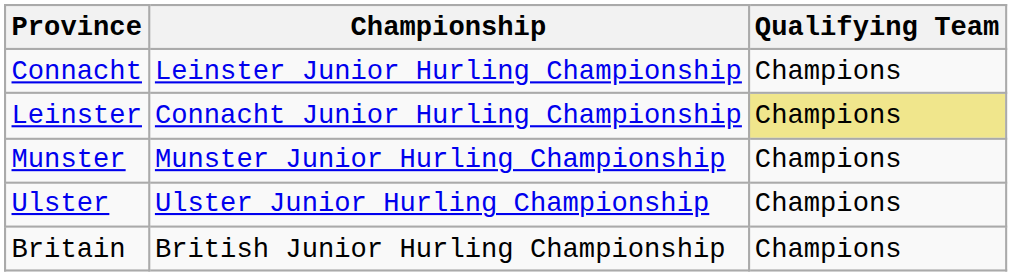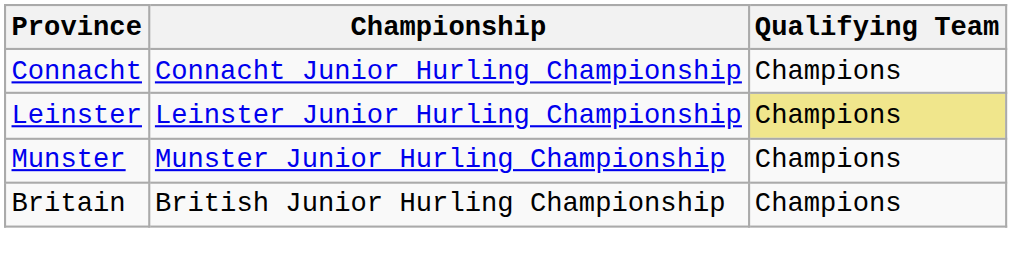(448, 71) Leinster Junior Hurling Championship -> (448, 71) Connacht Junior Hurling Championship
(448, 116) Connacht Junior Hurling Championship -> (448, 116) Leinster Junior Hurling Championship
- row: (60, 204)
